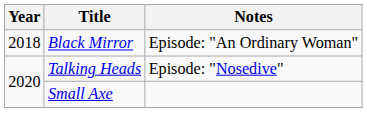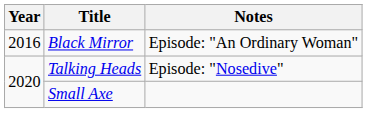(24, 42) 2018 -> (24, 42) 2016
